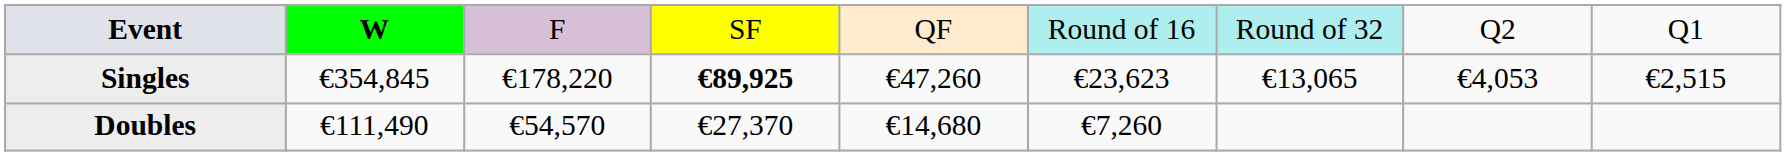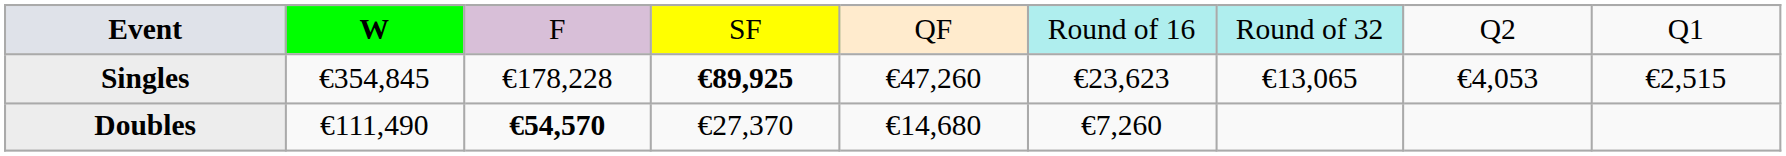(557, 77) €178,220 -> (557, 77) €178,228
(557, 126) normal -> (557, 126) bold
